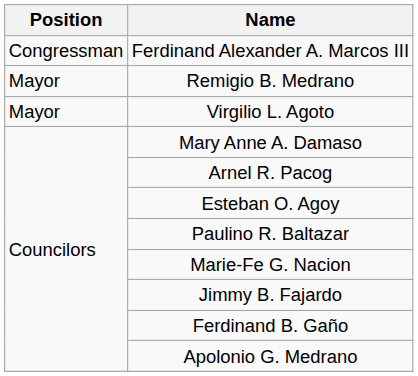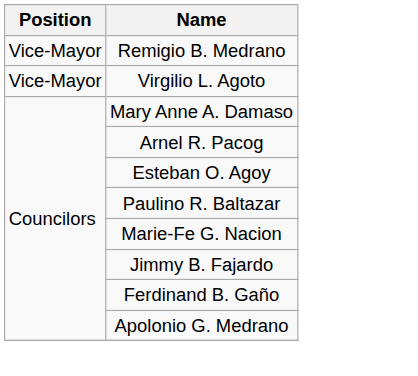- row: (270, 50)
(34, 81) Mayor -> (55, 50) Vice-Mayor
(34, 111) Mayor -> (55, 81) Vice-Mayor
